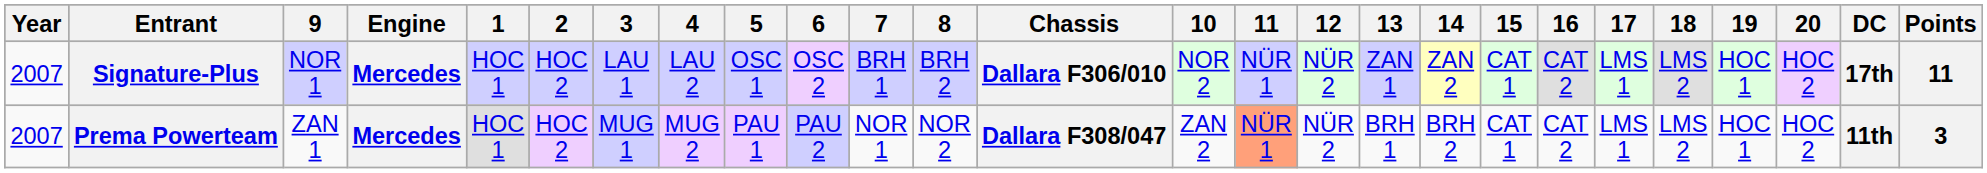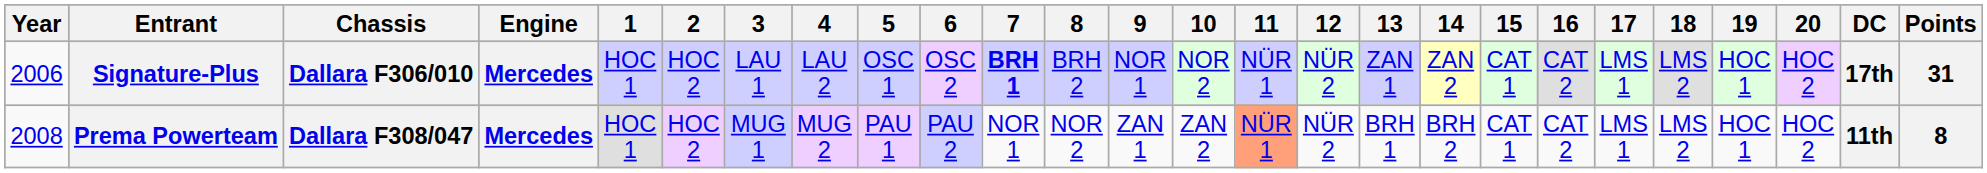columns swapped: (1074, 23) <-> (315, 23)
(37, 73) 2007 -> (37, 73) 2006
(881, 73) normal -> (1013, 73) bold
(1941, 73) 11 -> (1941, 73) 31
(37, 136) 2007 -> (37, 136) 2008
(1941, 136) 3 -> (1941, 136) 8
